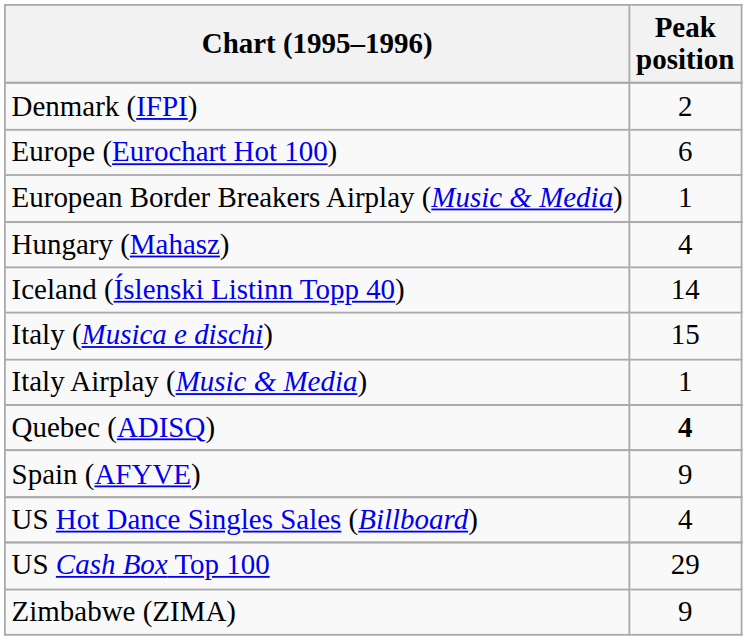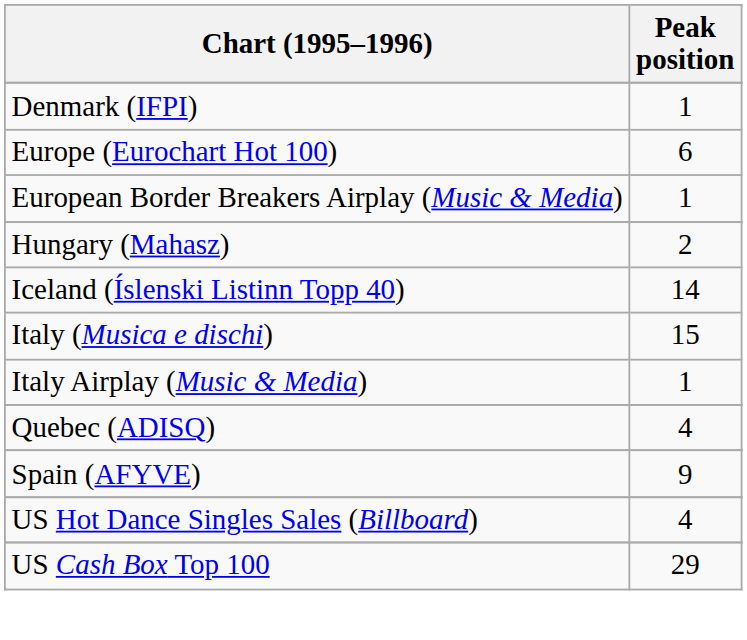(685, 105) 2 -> (685, 105) 1
(685, 243) 4 -> (685, 243) 2
(685, 427) bold -> (685, 427) normal
- row: (124, 611)
